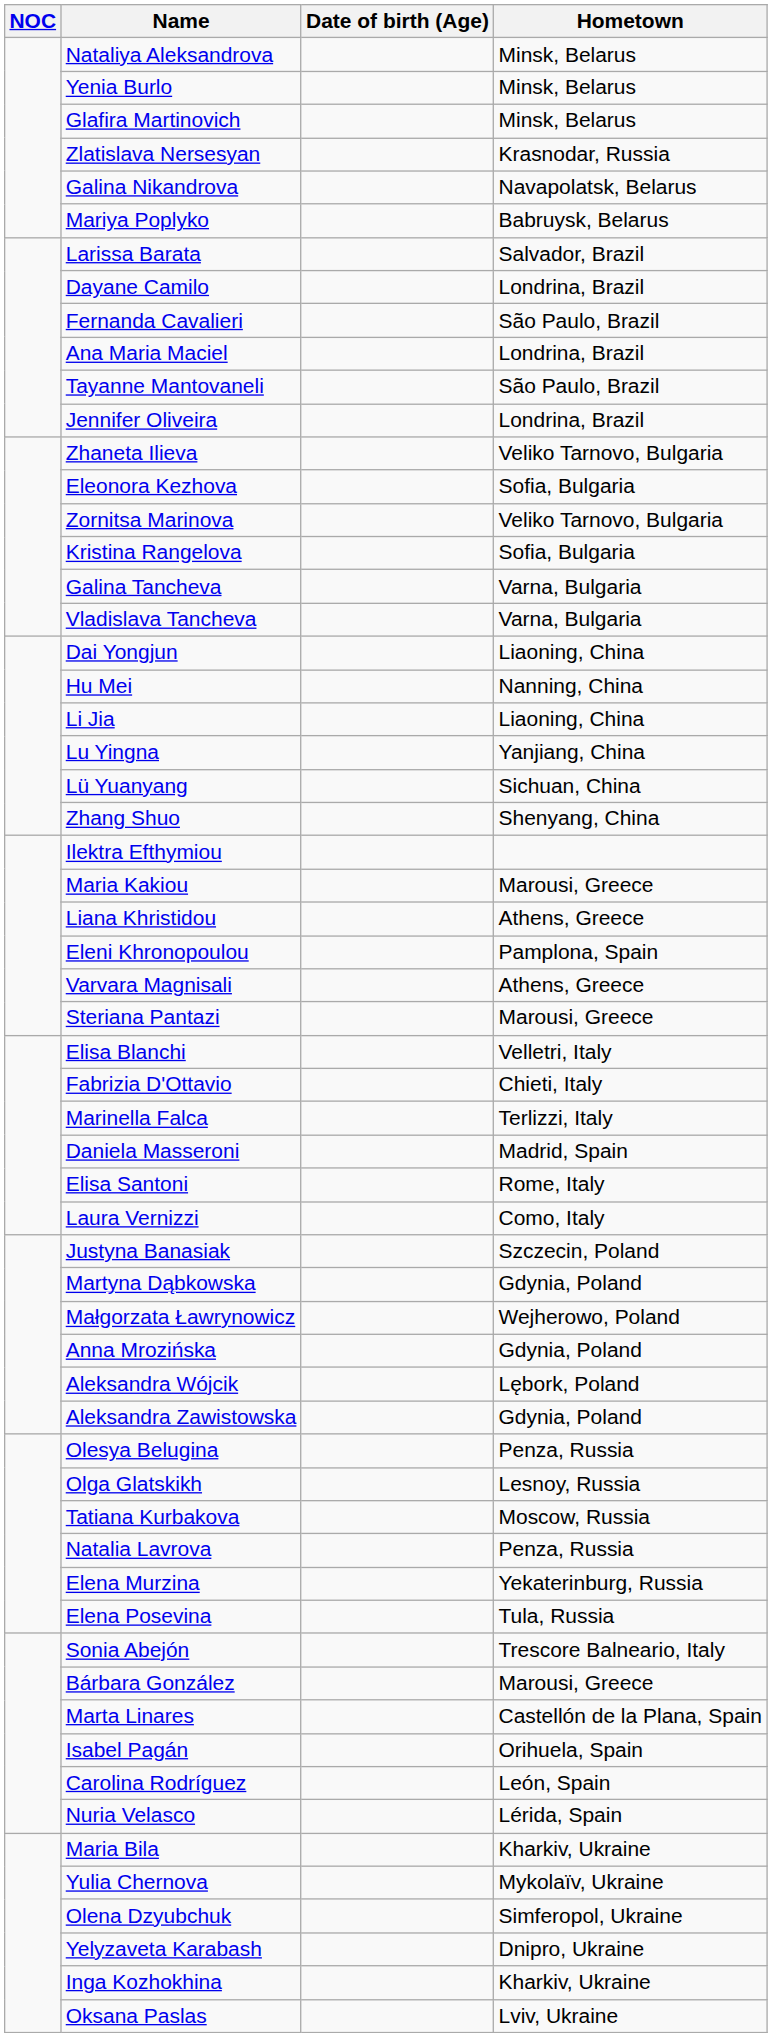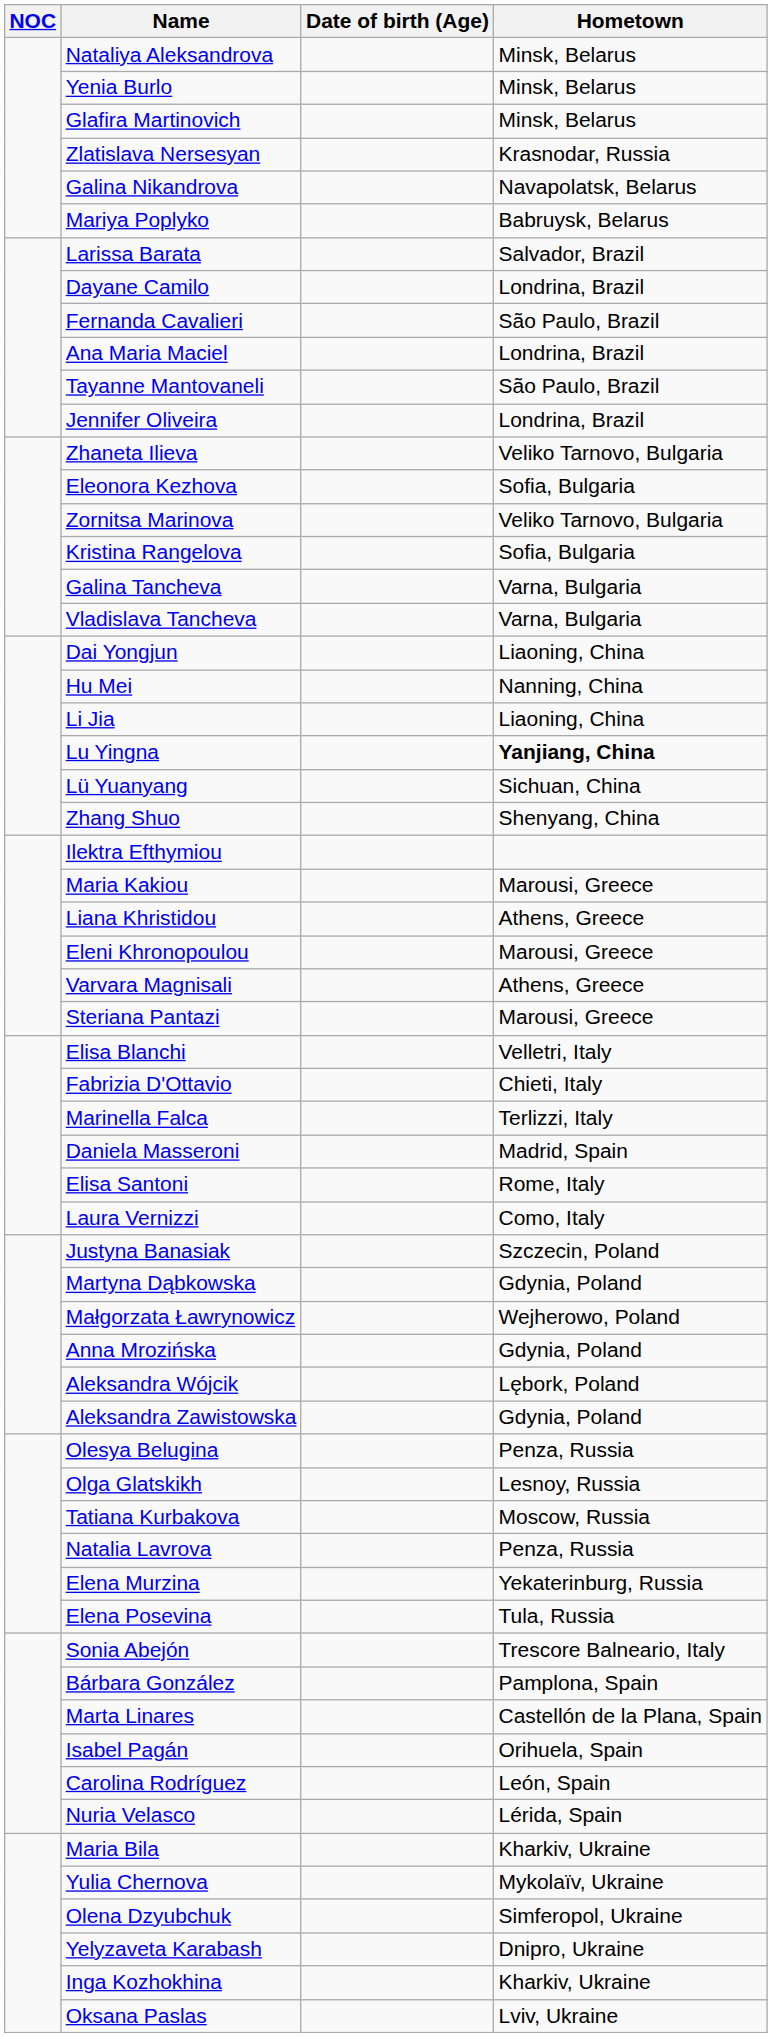(572, 752) normal -> (577, 752) bold
(578, 951) Pamplona, Spain -> (576, 951) Marousi, Greece
(576, 1683) Marousi, Greece -> (578, 1683) Pamplona, Spain
